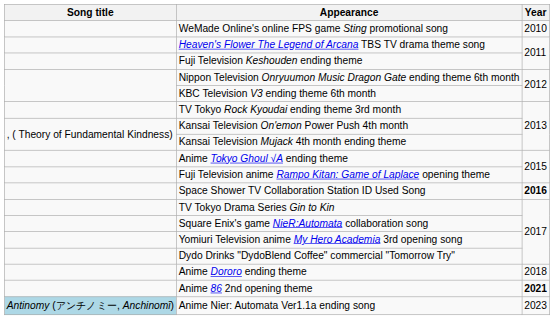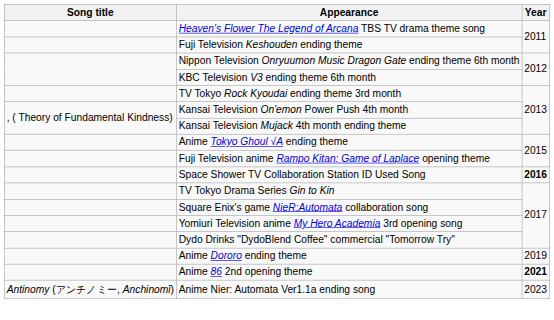- row: (313, 28)
(536, 272) 2018 -> (536, 256) 2019
(90, 305) lightblue background -> (90, 289) no background
